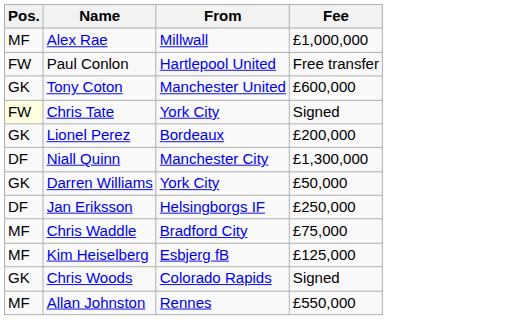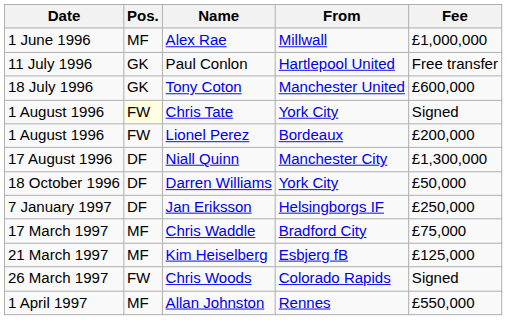+ column: (64, 16)
(20, 64) FW -> (138, 64) GK
(19, 135) GK -> (139, 135) FW
(19, 183) GK -> (137, 183) DF
(19, 278) GK -> (139, 278) FW
